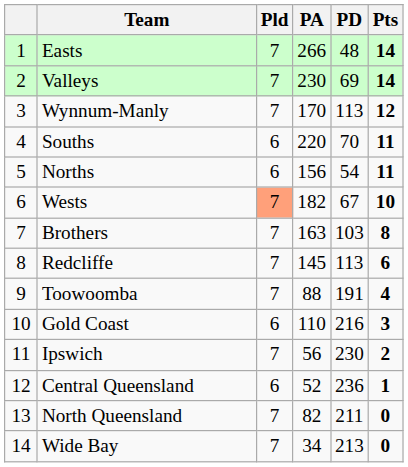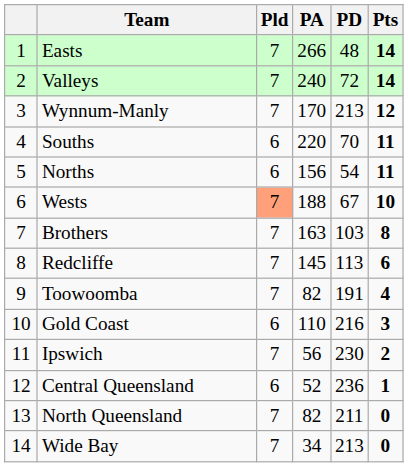(312, 80) 230 -> (312, 80) 240
(349, 80) 69 -> (349, 80) 72
(349, 111) 113 -> (349, 111) 213
(312, 202) 182 -> (312, 202) 188
(312, 293) 88 -> (312, 293) 82
